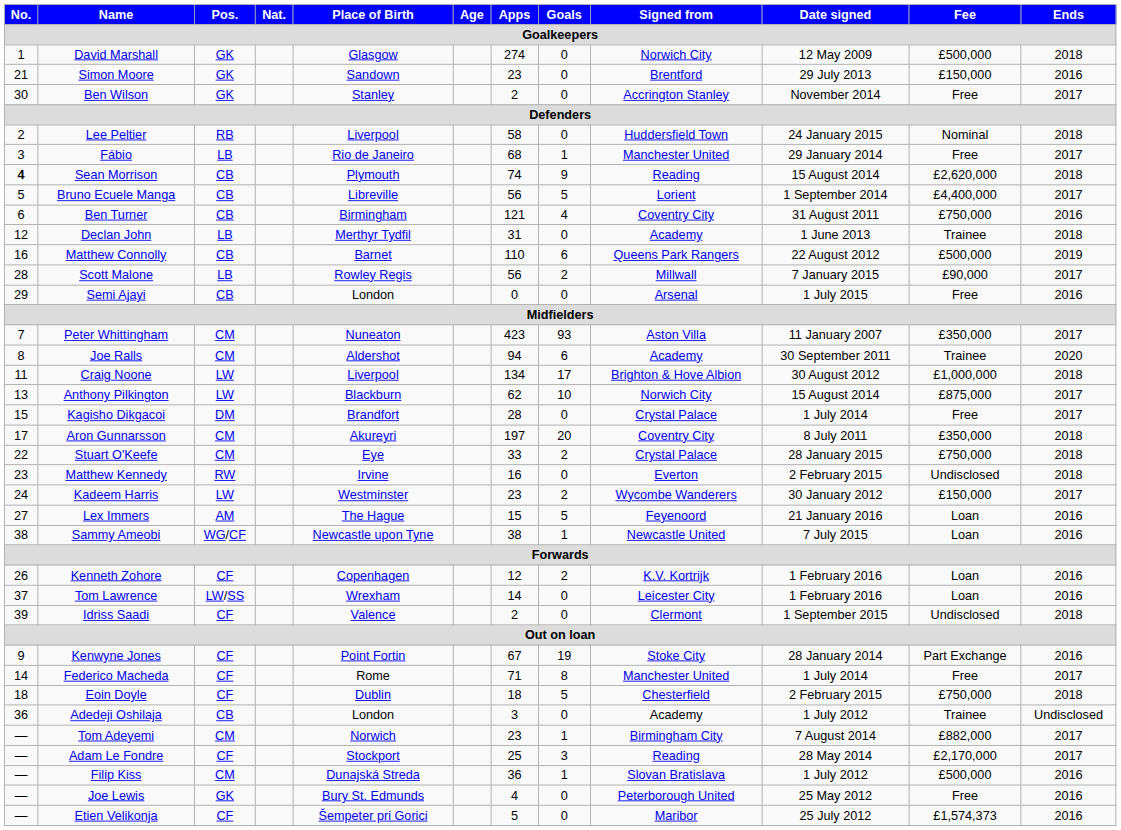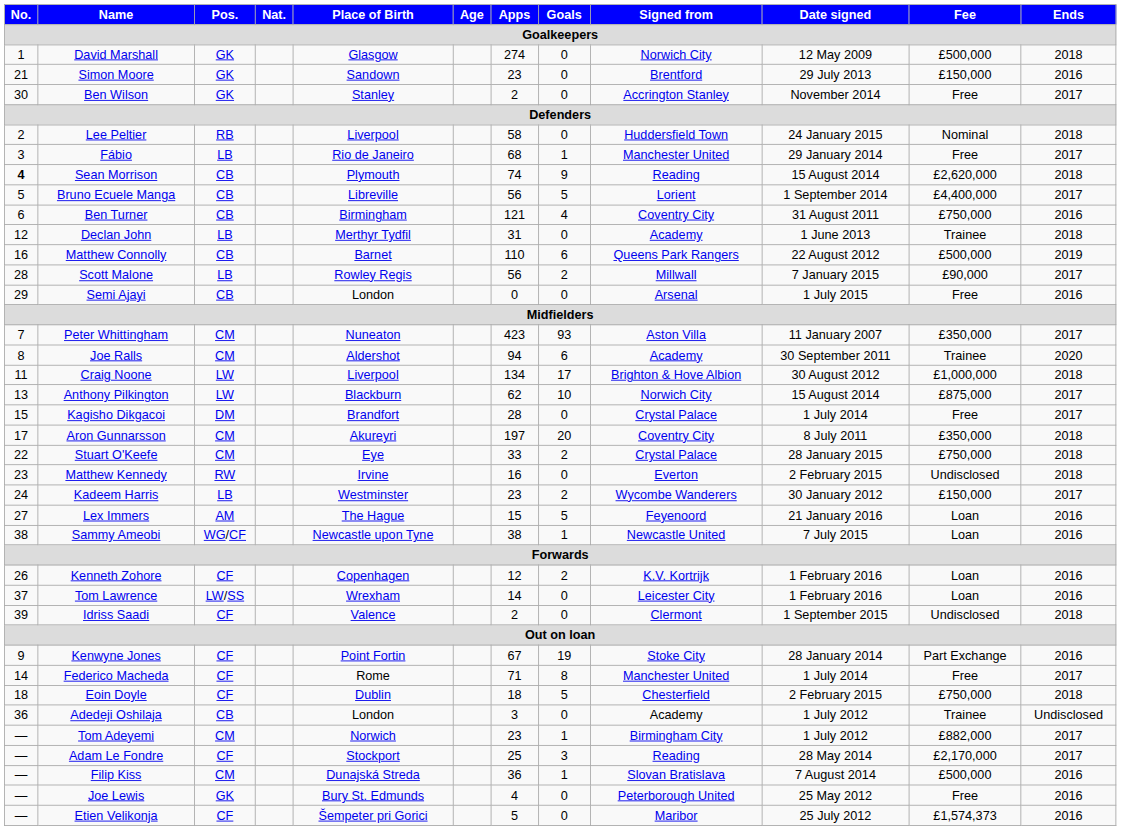(225, 495) LW -> (225, 495) LB
(835, 736) 7 August 2014 -> (835, 736) 1 July 2012
(835, 776) 1 July 2012 -> (835, 776) 7 August 2014
